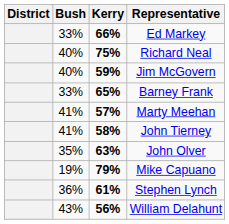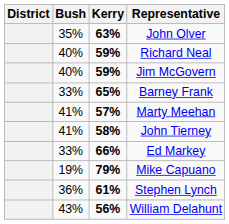rows swapped: (176, 151) <-> (176, 33)
(108, 53) 75% -> (108, 53) 59%
